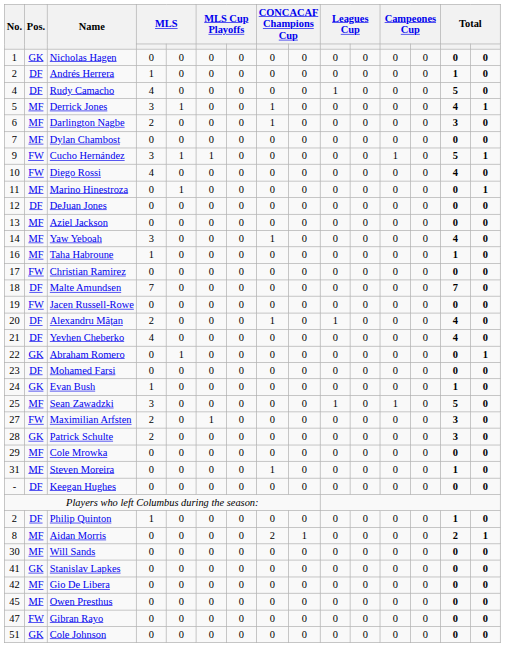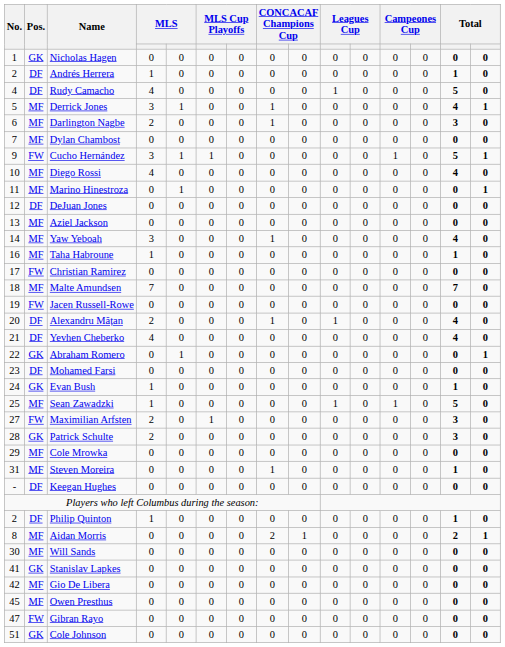(36, 172) FW -> (36, 172) MF
(36, 288) DF -> (36, 288) MF
(151, 403) 3 -> (151, 403) 1
